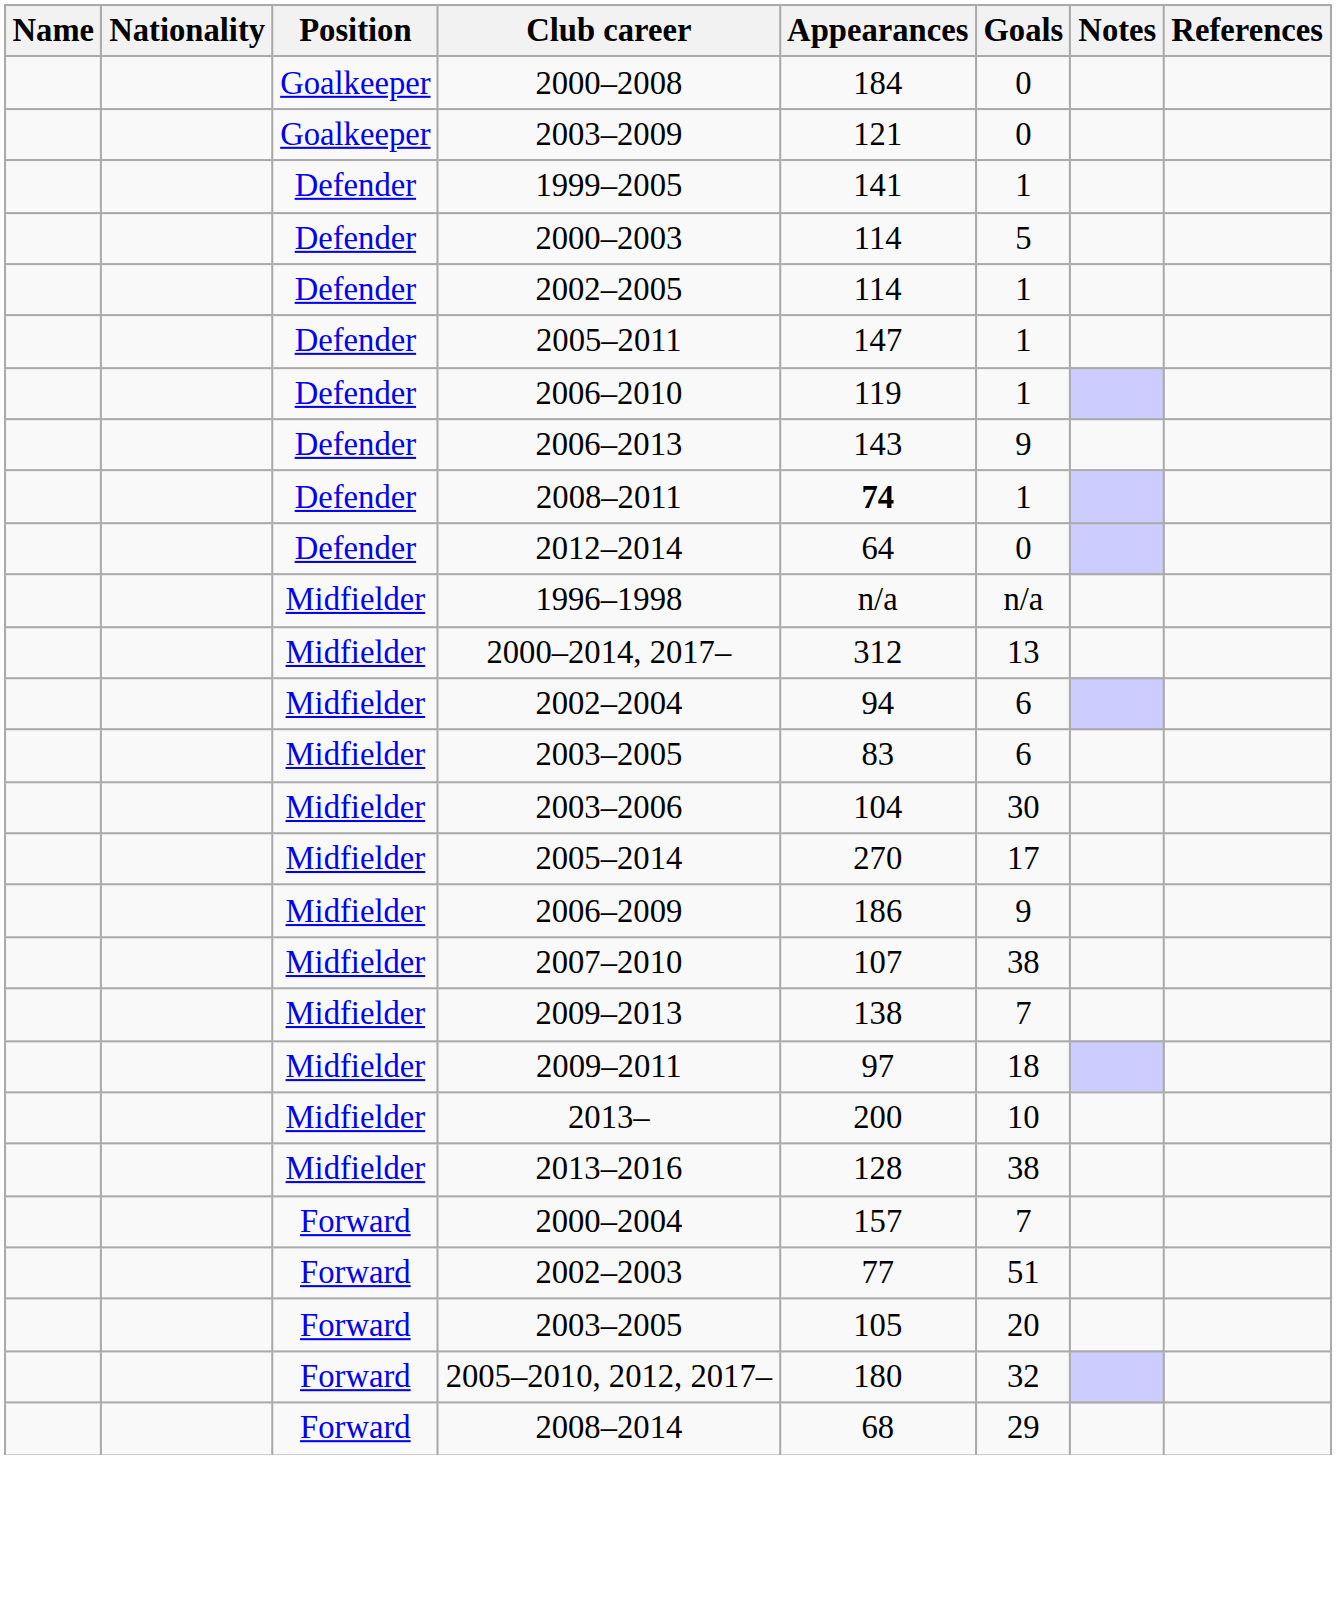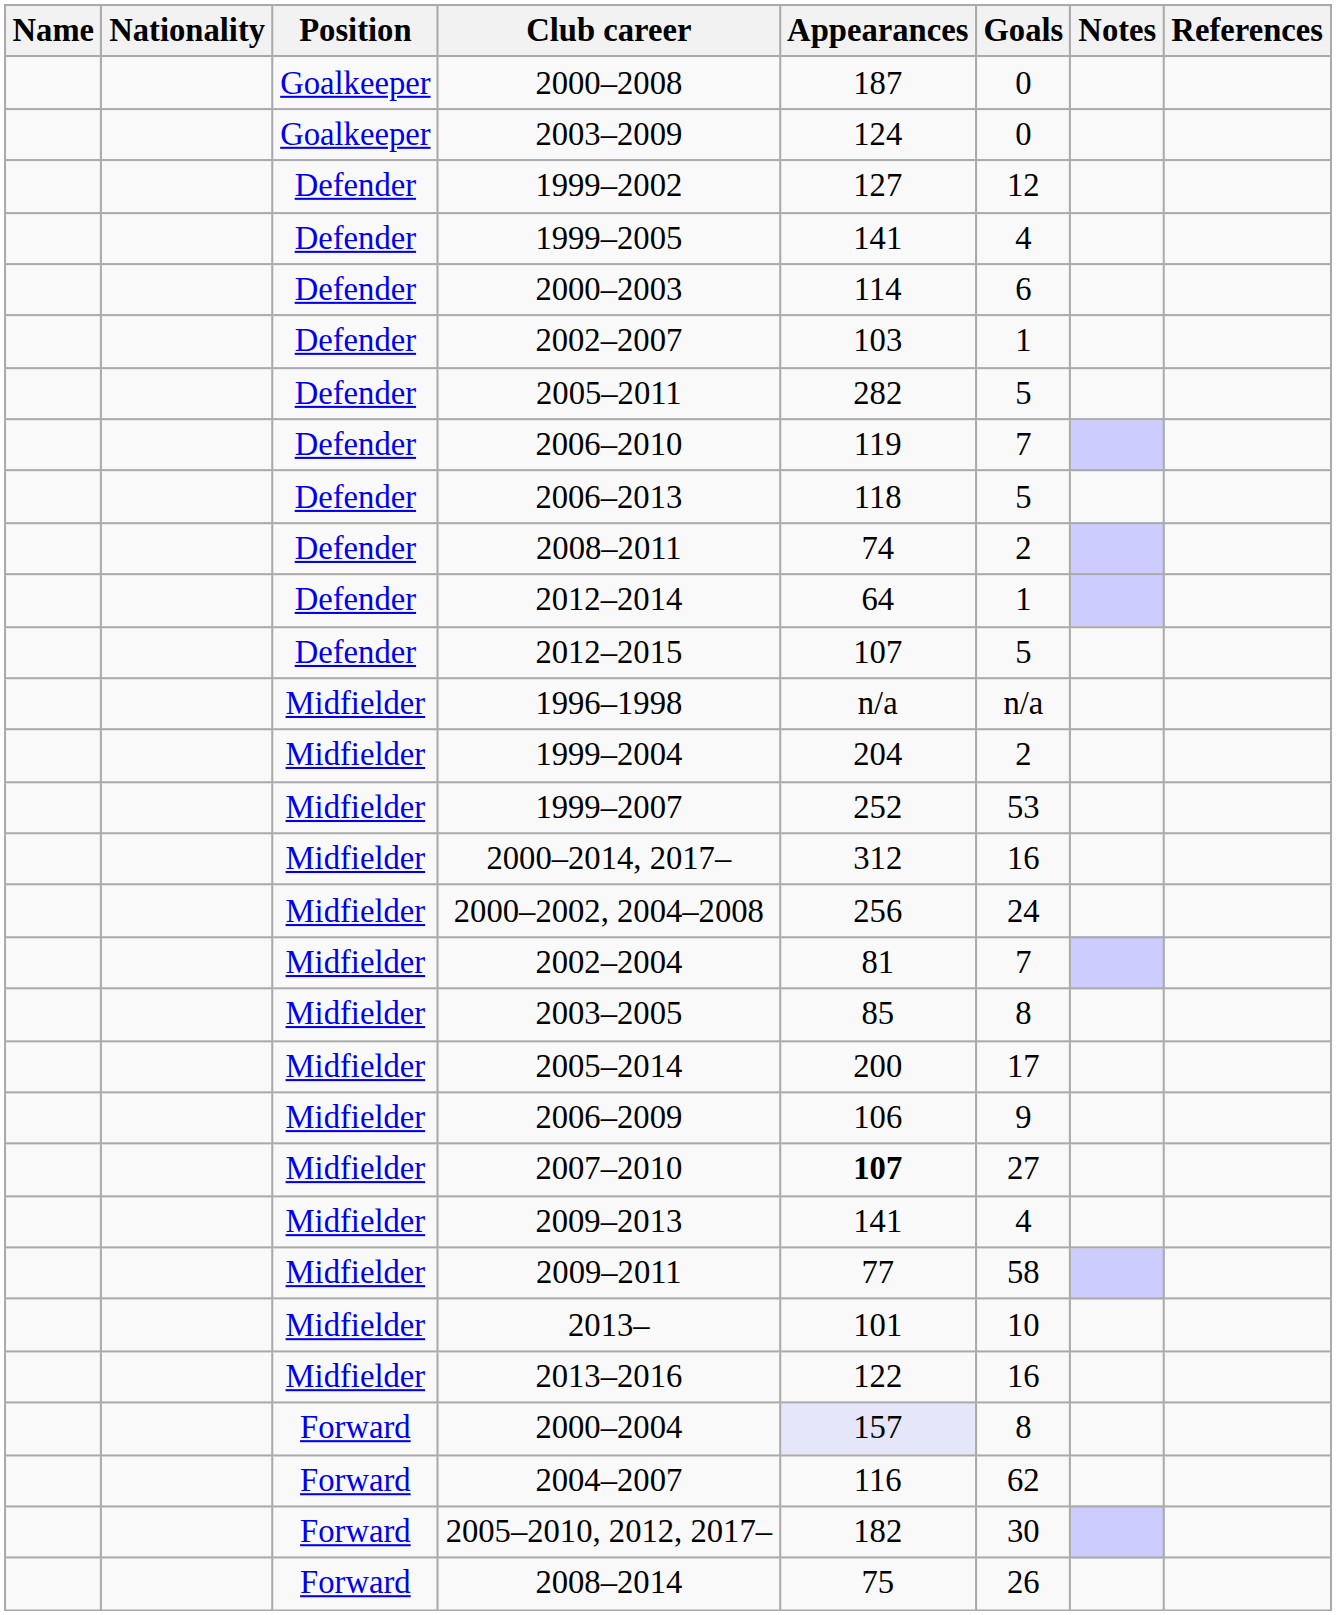(878, 82) 184 -> (878, 82) 187
(878, 133) 121 -> (878, 133) 124
+ row: (355, 185)
(1023, 185) 1 -> (1023, 237) 4
(1023, 237) 5 -> (1023, 289) 6
- row: (355, 289)
+ row: (355, 340)
(878, 340) 147 -> (878, 392) 282
(1023, 340) 1 -> (1023, 392) 5
(1023, 392) 1 -> (1023, 444) 7
(878, 444) 143 -> (878, 496) 118
(1023, 444) 9 -> (1023, 496) 5
(878, 496) bold -> (878, 548) normal
(1023, 496) 1 -> (1023, 548) 2
(1023, 548) 0 -> (1023, 599) 1
+ row: (355, 651)
+ row: (355, 755)
+ row: (355, 806)
(1023, 651) 13 -> (1023, 858) 16
+ row: (355, 910)
(878, 703) 94 -> (878, 962) 81
(1023, 703) 6 -> (1023, 962) 7
(878, 755) 83 -> (878, 1013) 85
(1023, 755) 6 -> (1023, 1013) 8
- row: (355, 806)
(878, 858) 270 -> (878, 1065) 200
(878, 910) 186 -> (878, 1117) 106
(878, 962) normal -> (878, 1169) bold
(1023, 962) 38 -> (1023, 1169) 27
(878, 1013) 138 -> (878, 1220) 141
(1023, 1013) 7 -> (1023, 1220) 4
(878, 1065) 97 -> (878, 1272) 77
(1023, 1065) 18 -> (1023, 1272) 58
(878, 1117) 200 -> (878, 1324) 101
(878, 1169) 128 -> (878, 1376) 122
(1023, 1169) 38 -> (1023, 1376) 16
(878, 1220) no background -> (878, 1428) lavender background
(1023, 1220) 7 -> (1023, 1428) 8
- row: (355, 1272)
- row: (355, 1324)
+ row: (355, 1479)
(878, 1376) 180 -> (878, 1531) 182
(1023, 1376) 32 -> (1023, 1531) 30
(878, 1428) 68 -> (878, 1583) 75
(1023, 1428) 29 -> (1023, 1583) 26
